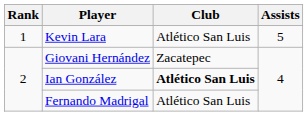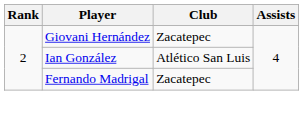- row: (76, 36)
(205, 79) bold -> (203, 57) normal
(203, 100) Atlético San Luis -> (183, 79) Zacatepec
